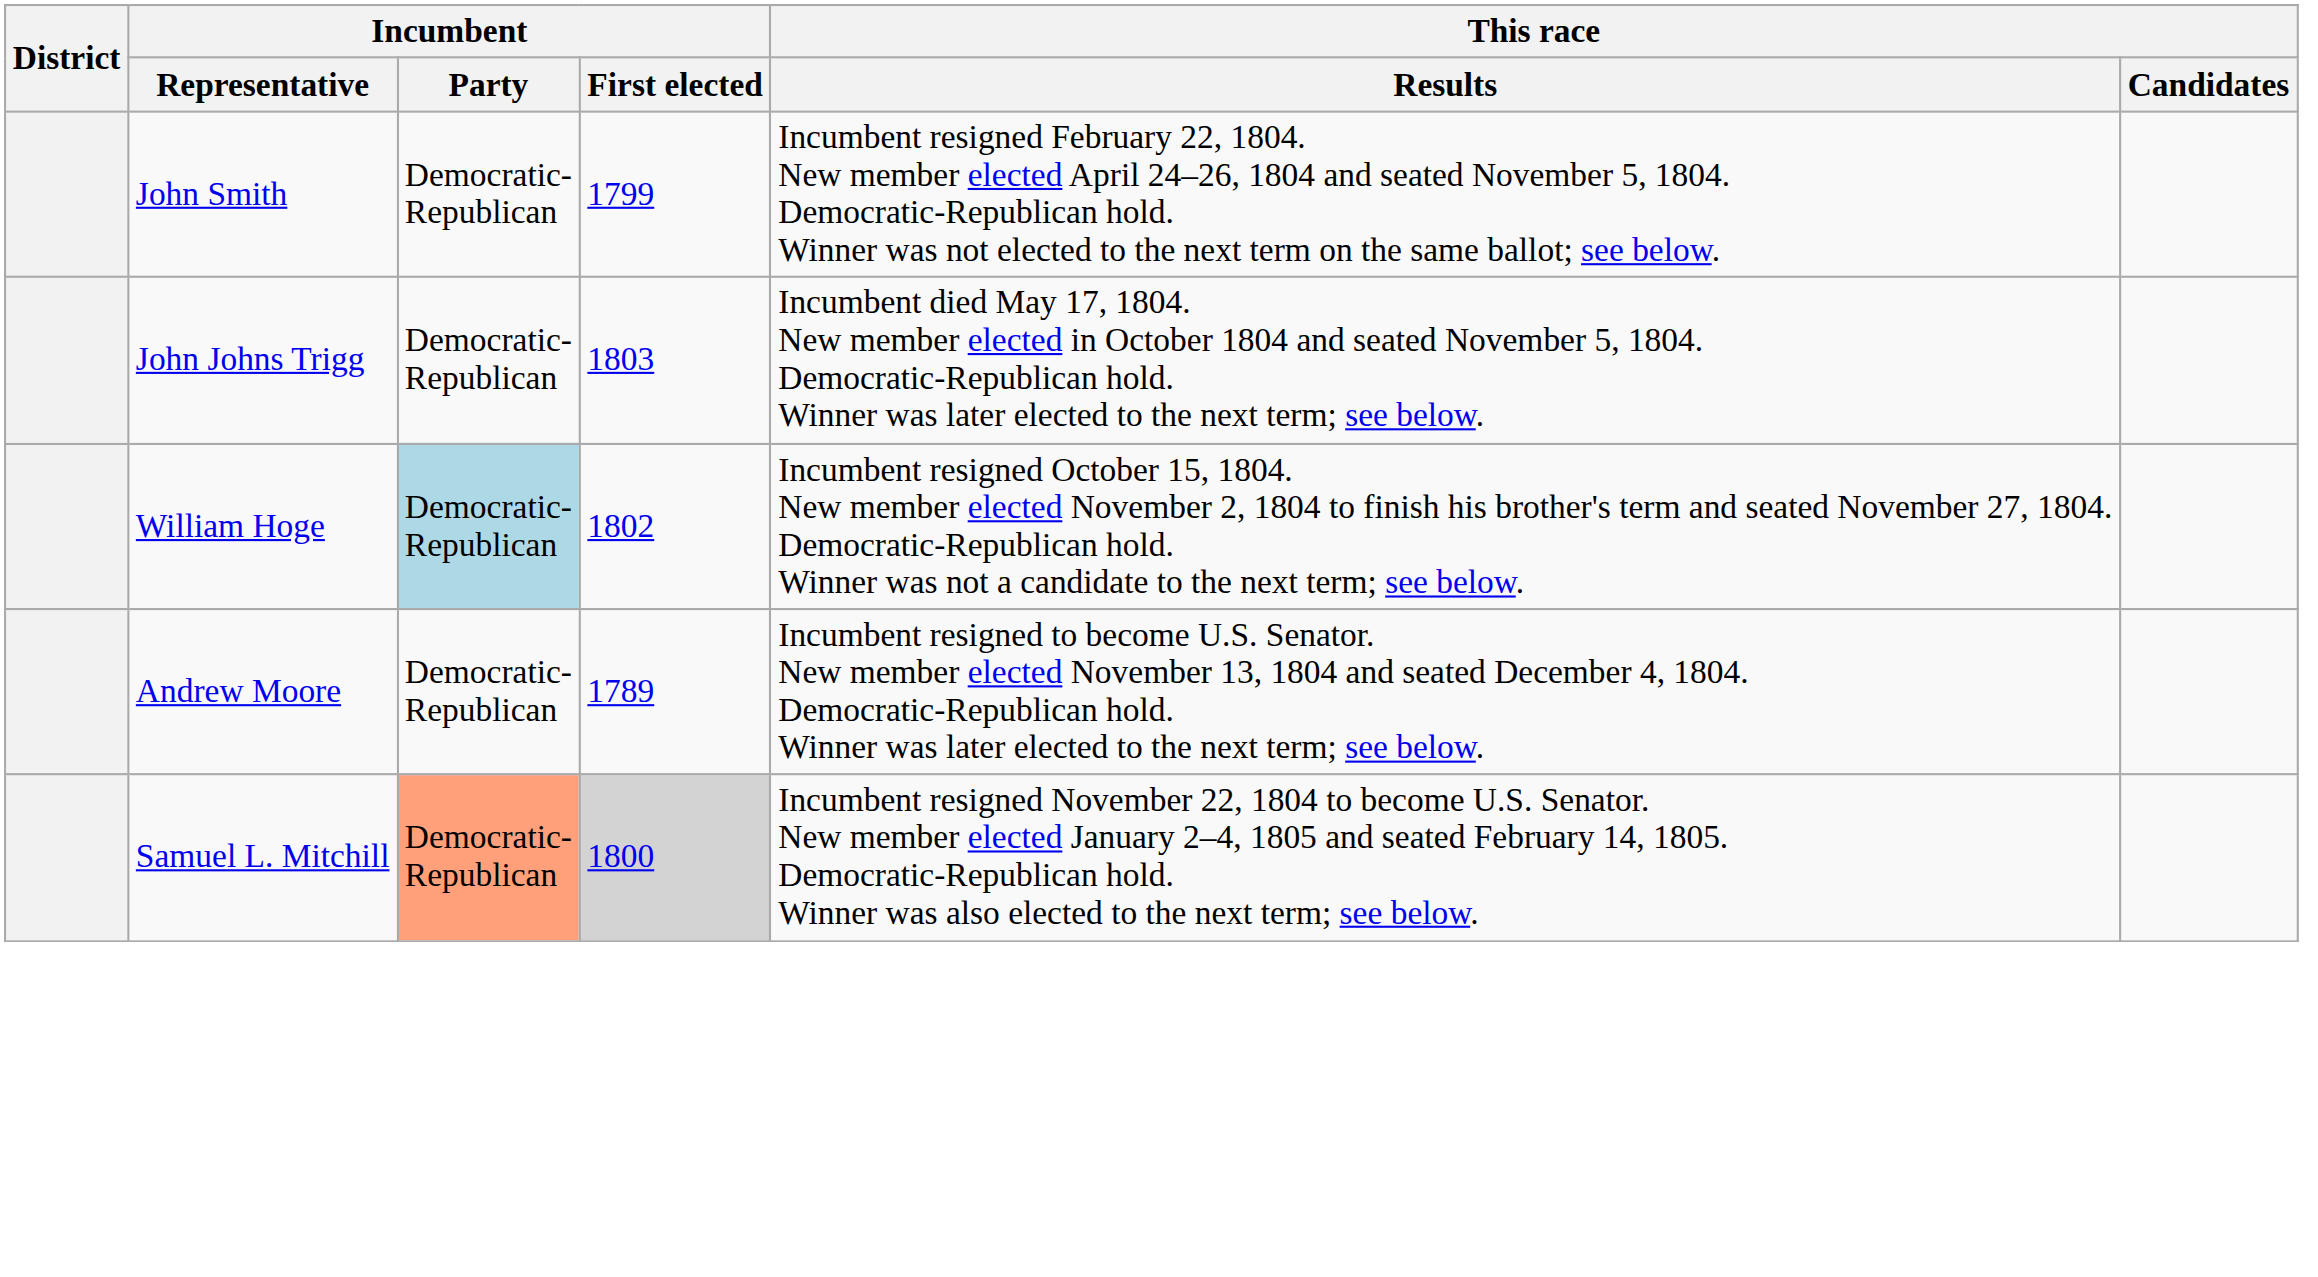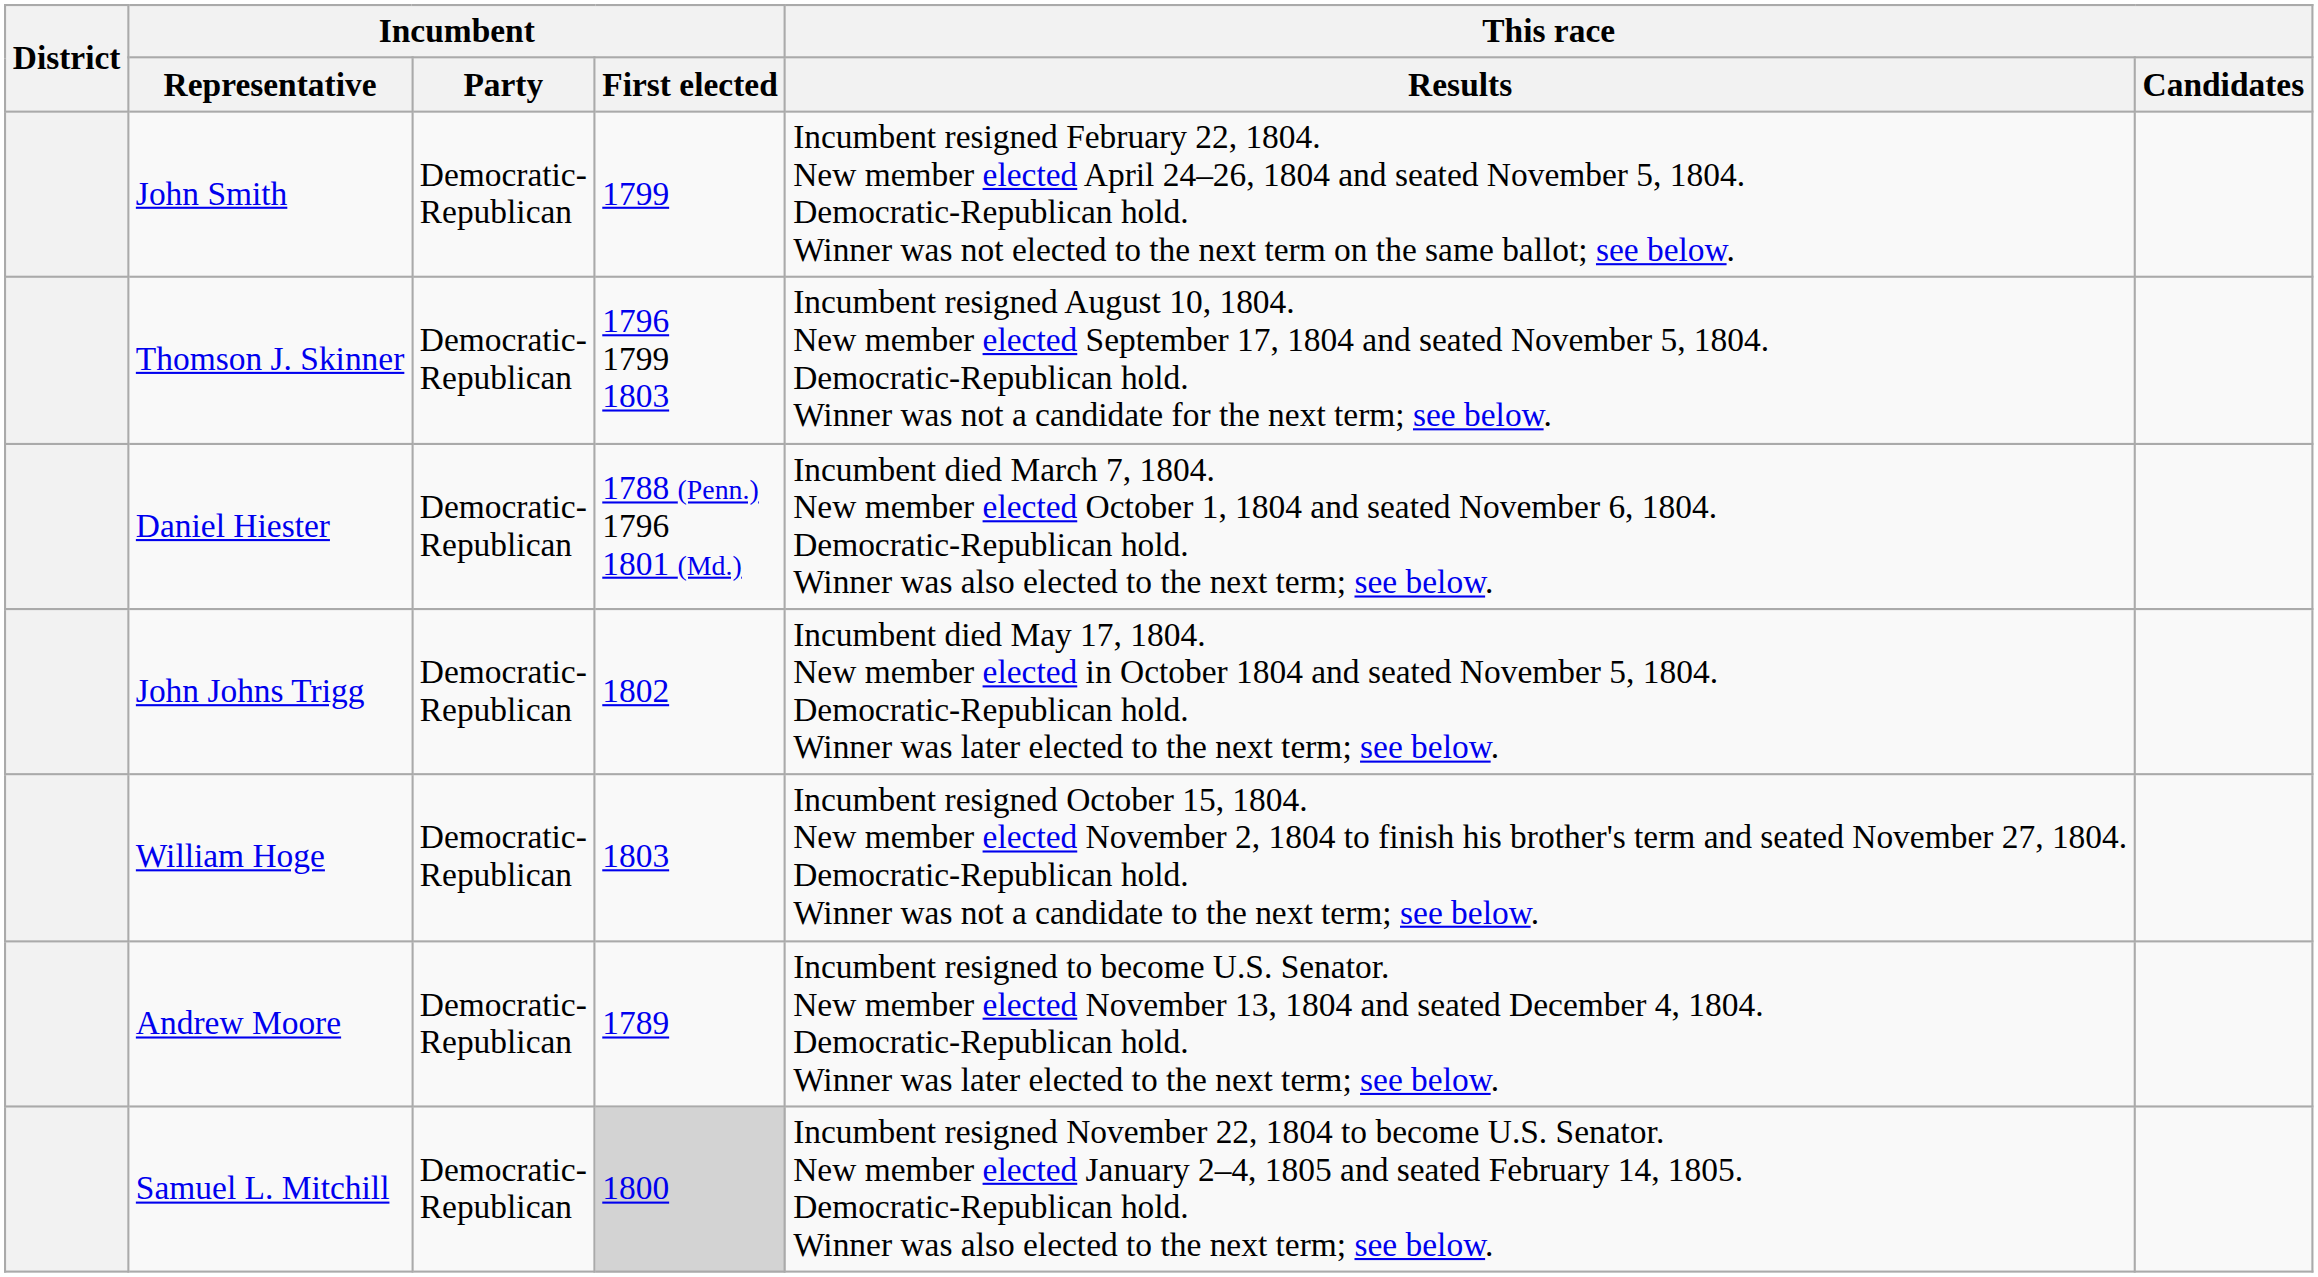+ row: (270, 359)
+ row: (233, 525)
(621, 359) 1803 -> (636, 691) 1802
(488, 525) lightblue background -> (503, 857) no background
(621, 525) 1802 -> (636, 857) 1803
(488, 857) lightsalmon background -> (503, 1188) no background
